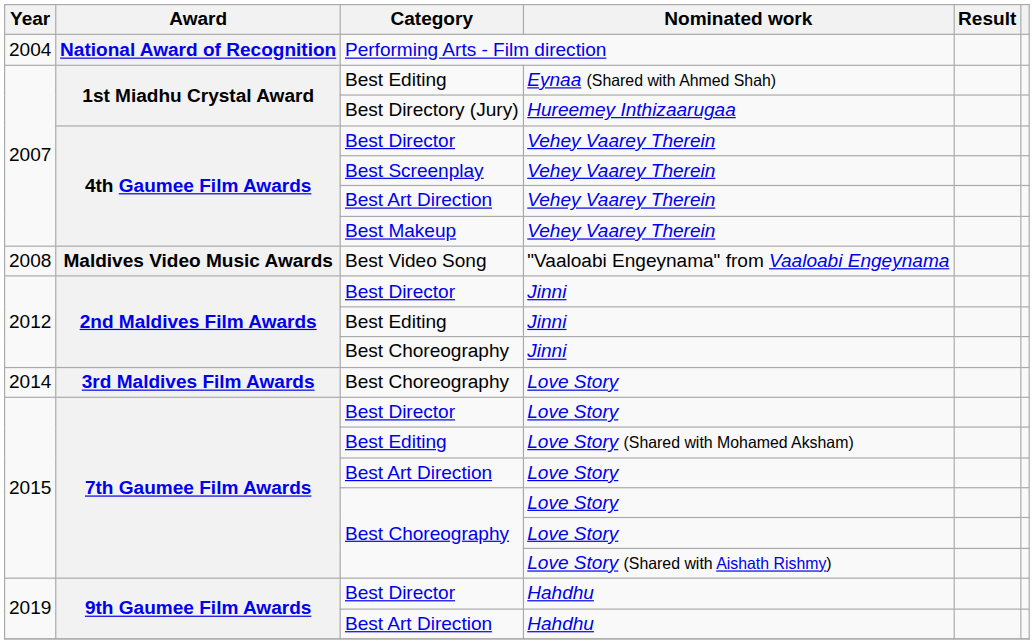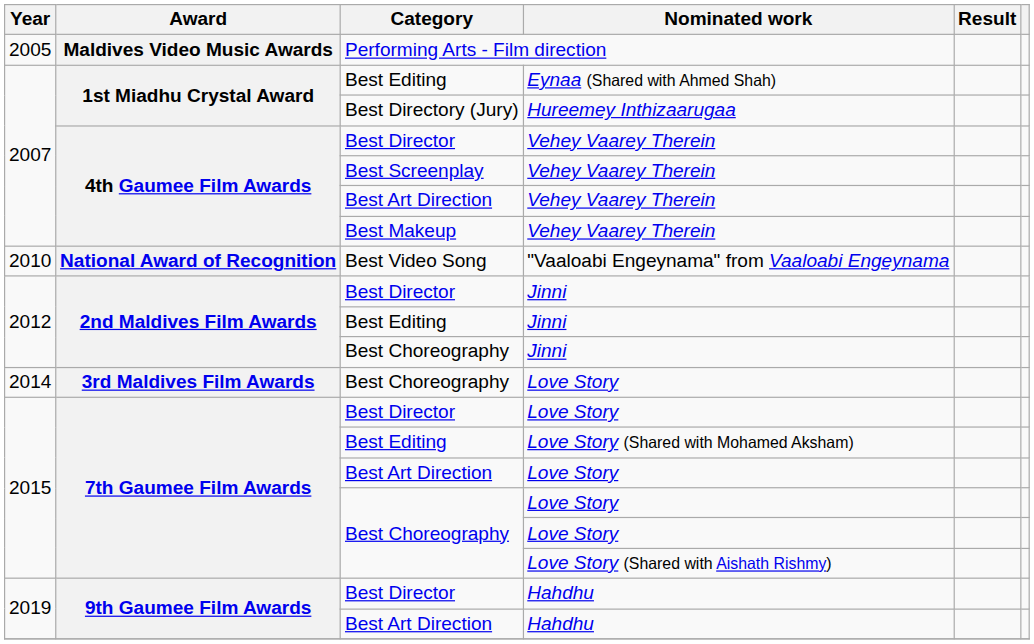(30, 49) 2004 -> (30, 49) 2005
(198, 49) National Award of Recognition -> (198, 49) Maldives Video Music Awards
(30, 261) 2008 -> (30, 261) 2010
(198, 261) Maldives Video Music Awards -> (198, 261) National Award of Recognition
